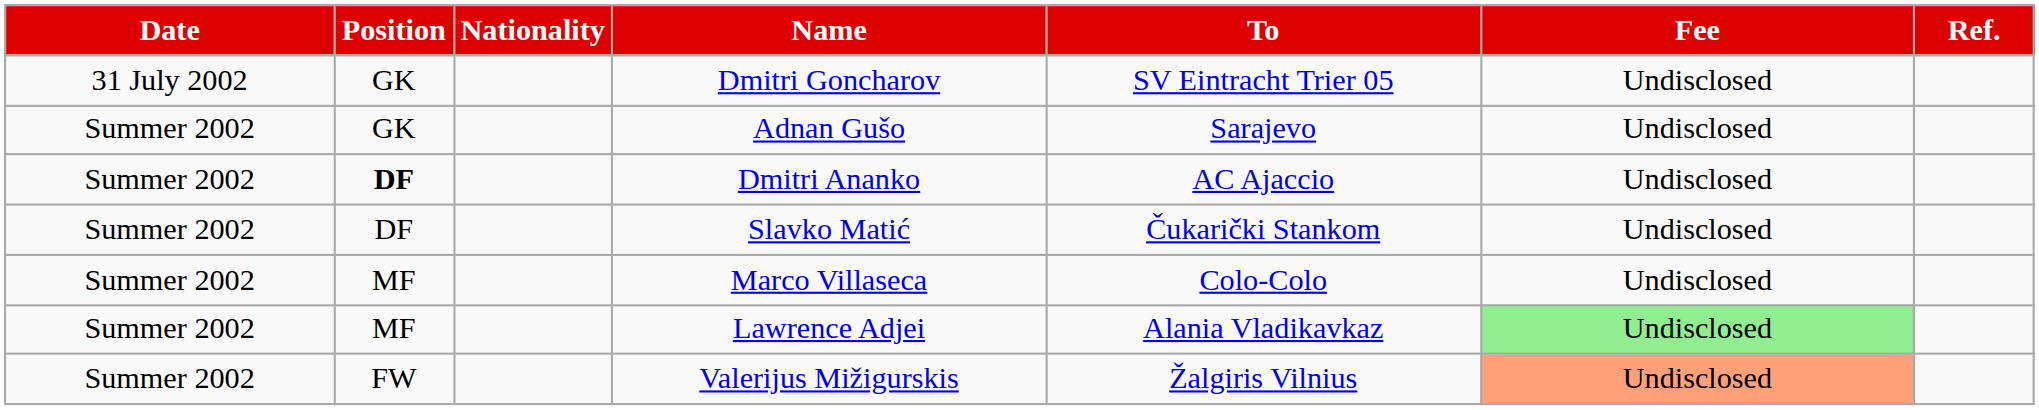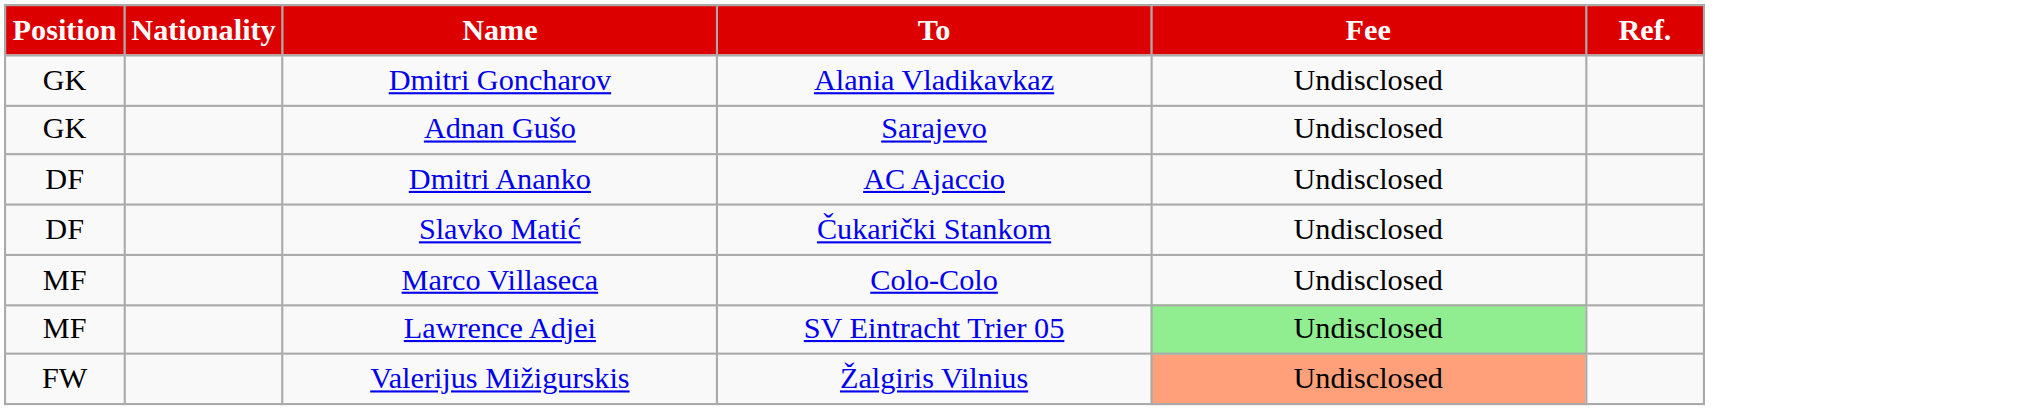- column: (170, 29)
(1263, 79) SV Eintracht Trier 05 -> (934, 79) Alania Vladikavkaz
(394, 179) bold -> (65, 179) normal
(1263, 329) Alania Vladikavkaz -> (934, 329) SV Eintracht Trier 05
